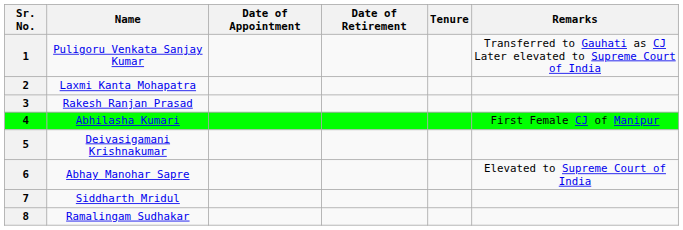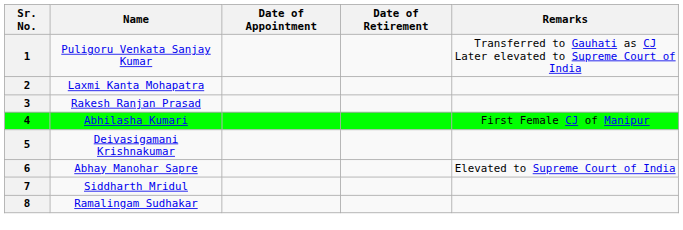- column: (449, 19)
